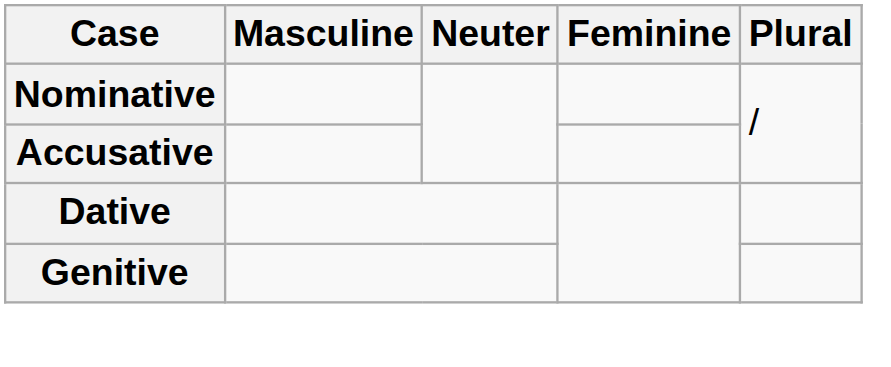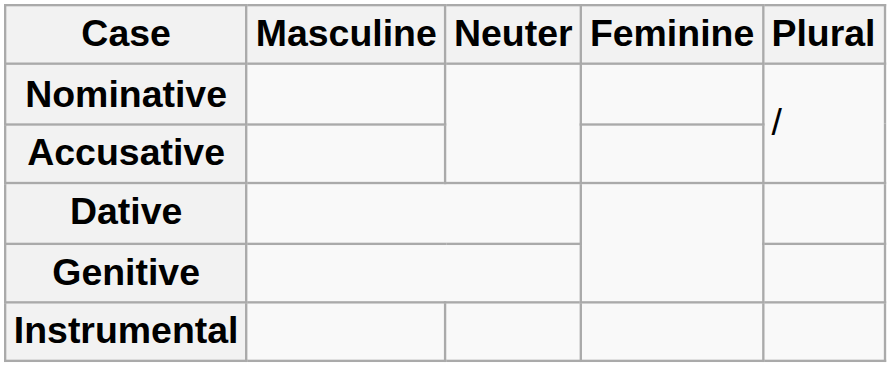+ row: (126, 331)
